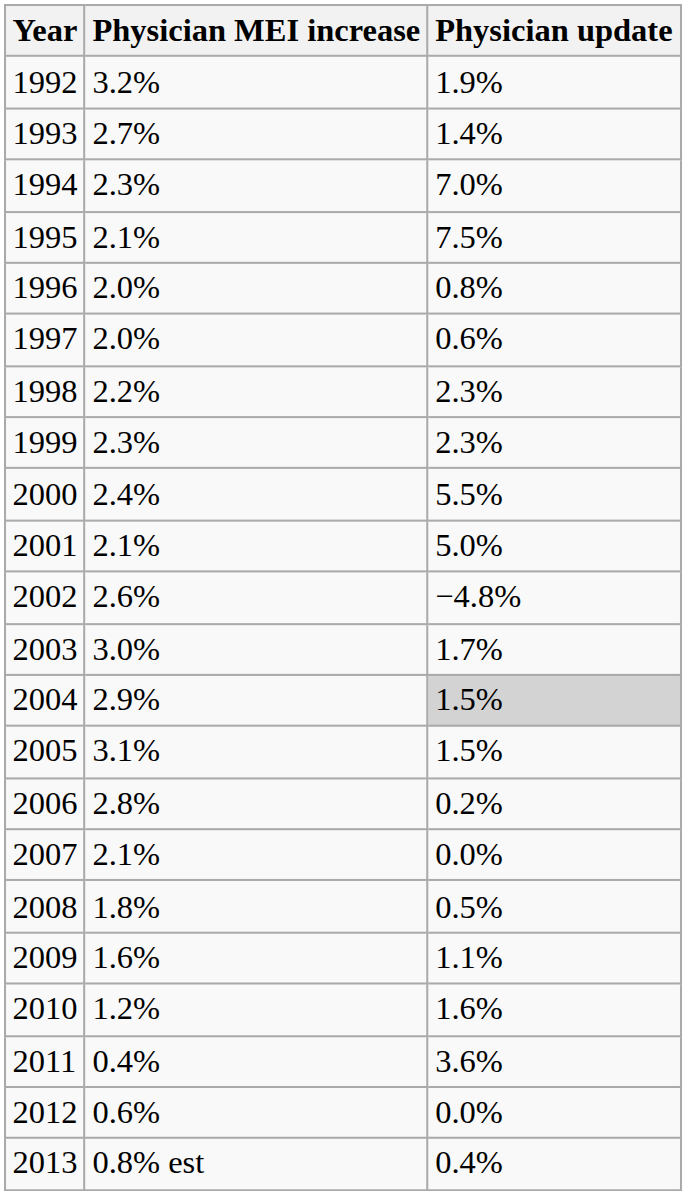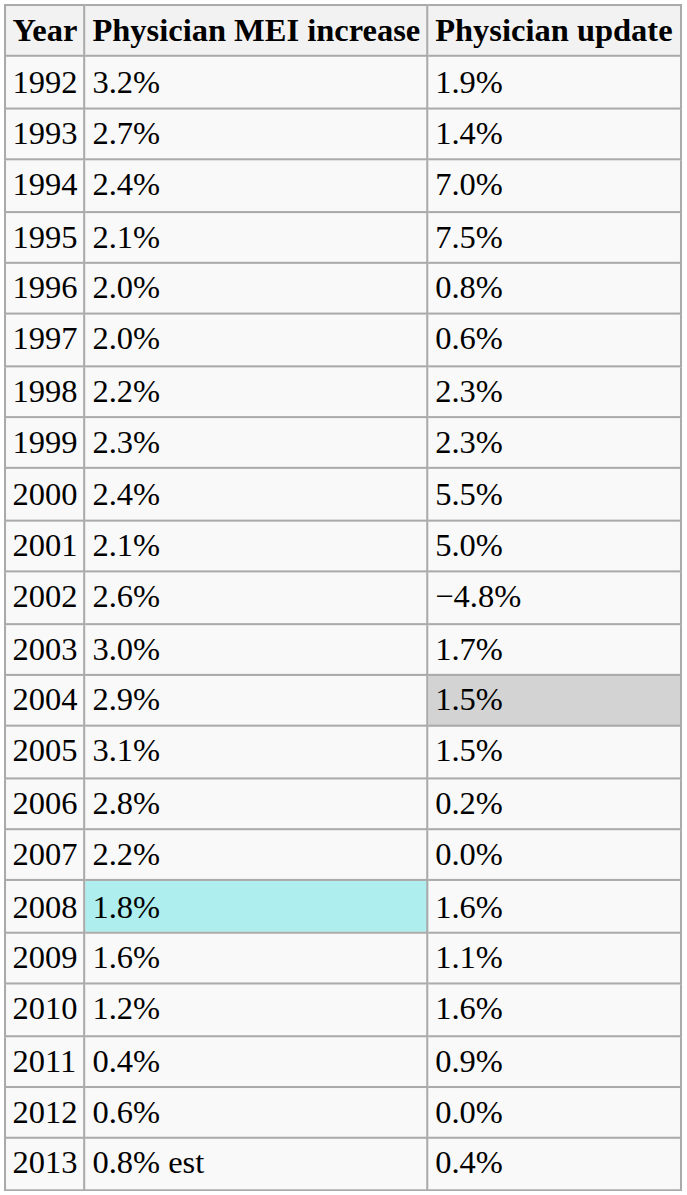(126, 184) 2.3% -> (126, 184) 2.4%
(126, 854) 2.1% -> (126, 854) 2.2%
(126, 905) no background -> (126, 905) paleturquoise background
(469, 905) 0.5% -> (469, 905) 1.6%
(469, 1060) 3.6% -> (469, 1060) 0.9%
